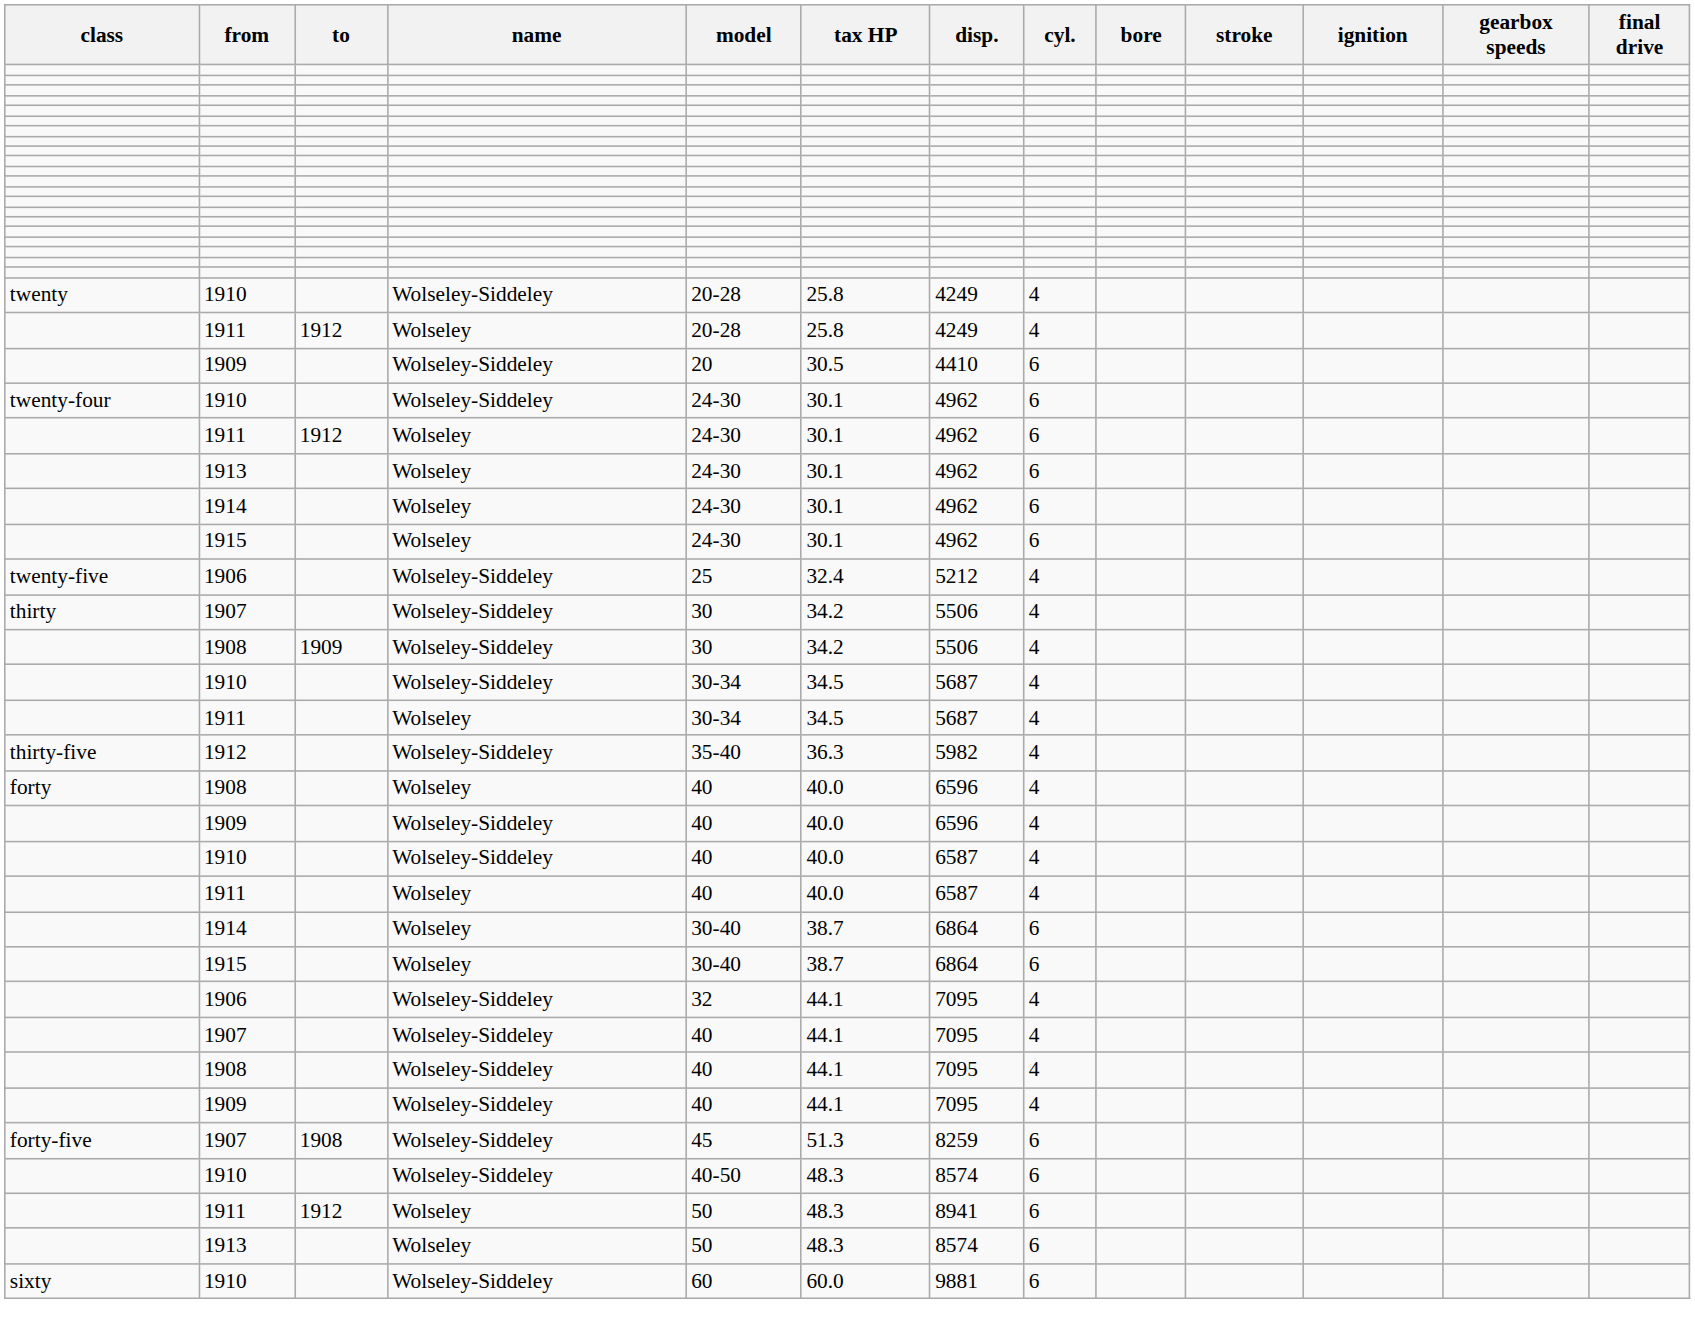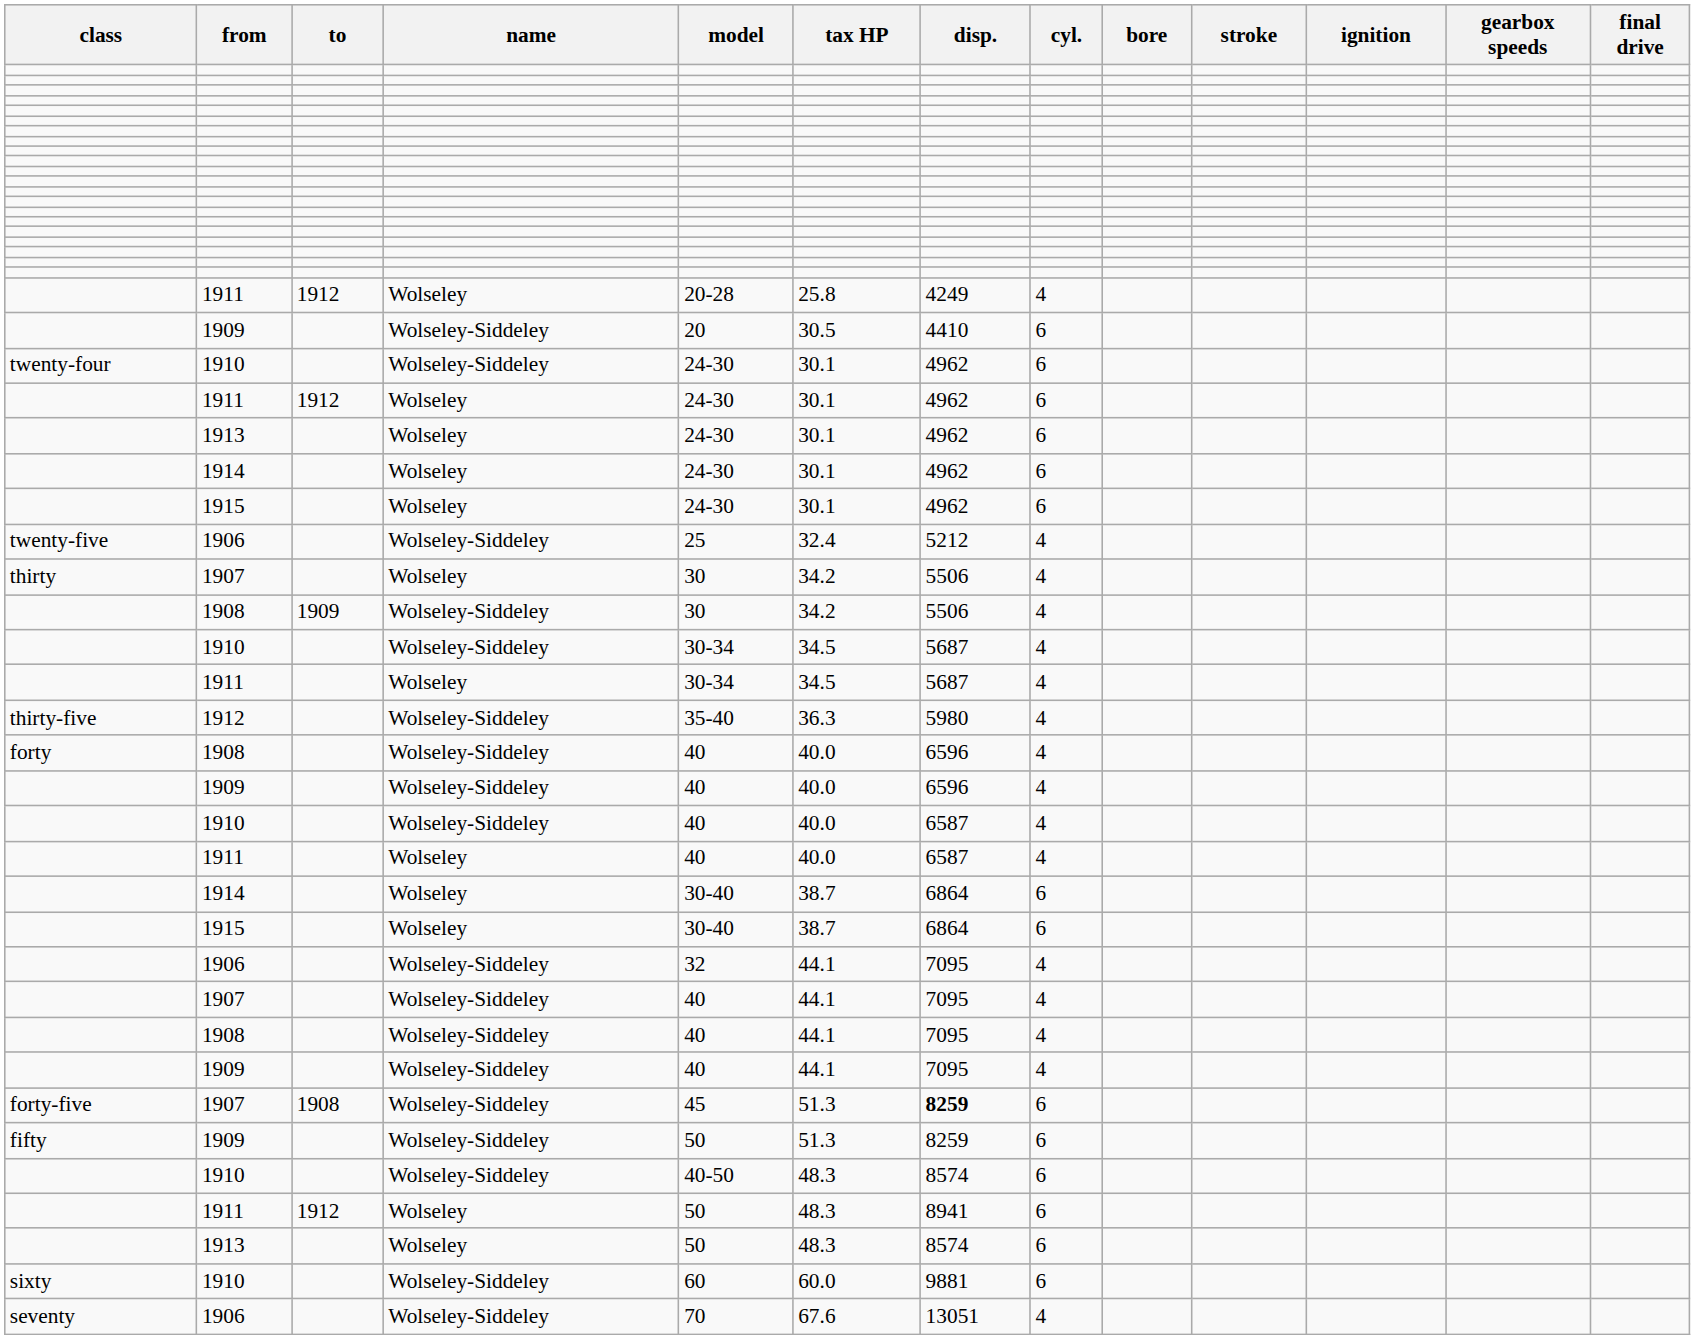- row: (39, 294)
(473, 611) Wolseley-Siddeley -> (428, 576) Wolseley
(957, 752) 5982 -> (947, 717) 5980
(432, 787) Wolseley -> (469, 752) Wolseley-Siddeley
(957, 1139) normal -> (947, 1104) bold
+ row: (28, 1139)
+ row: (42, 1315)
